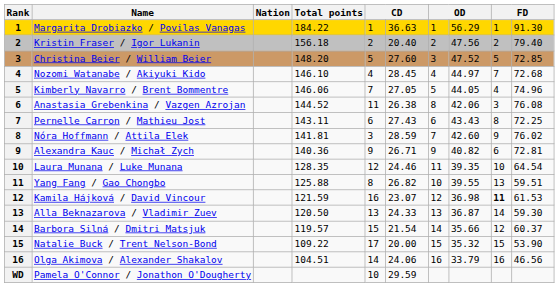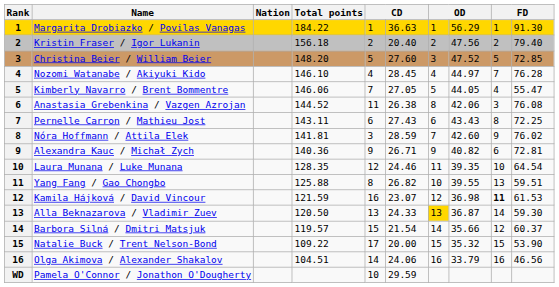(528, 74) 72.68 -> (528, 74) 76.28
(528, 89) 74.96 -> (528, 89) 55.47
(436, 213) no background -> (436, 213) gold background
